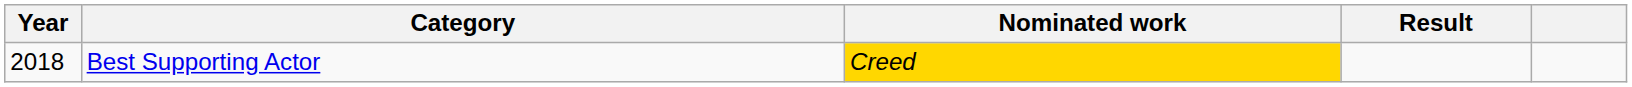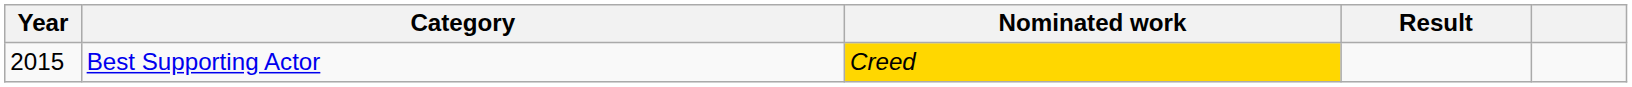(37, 61) 2018 -> (37, 61) 2015
